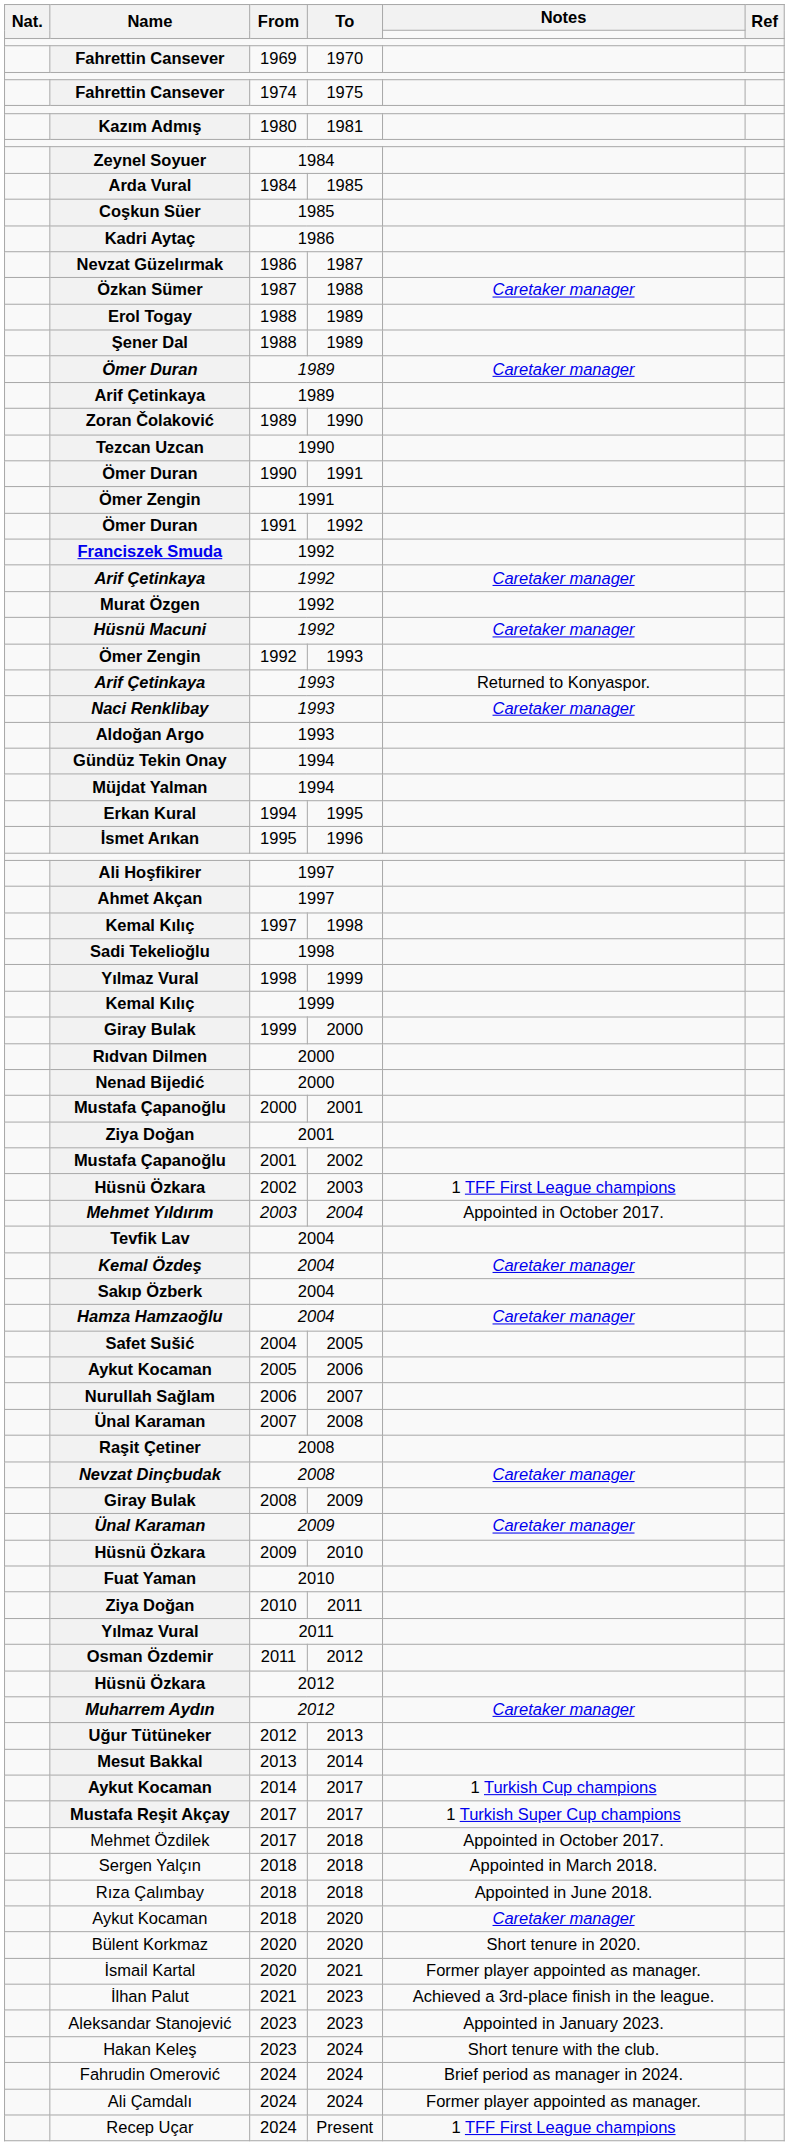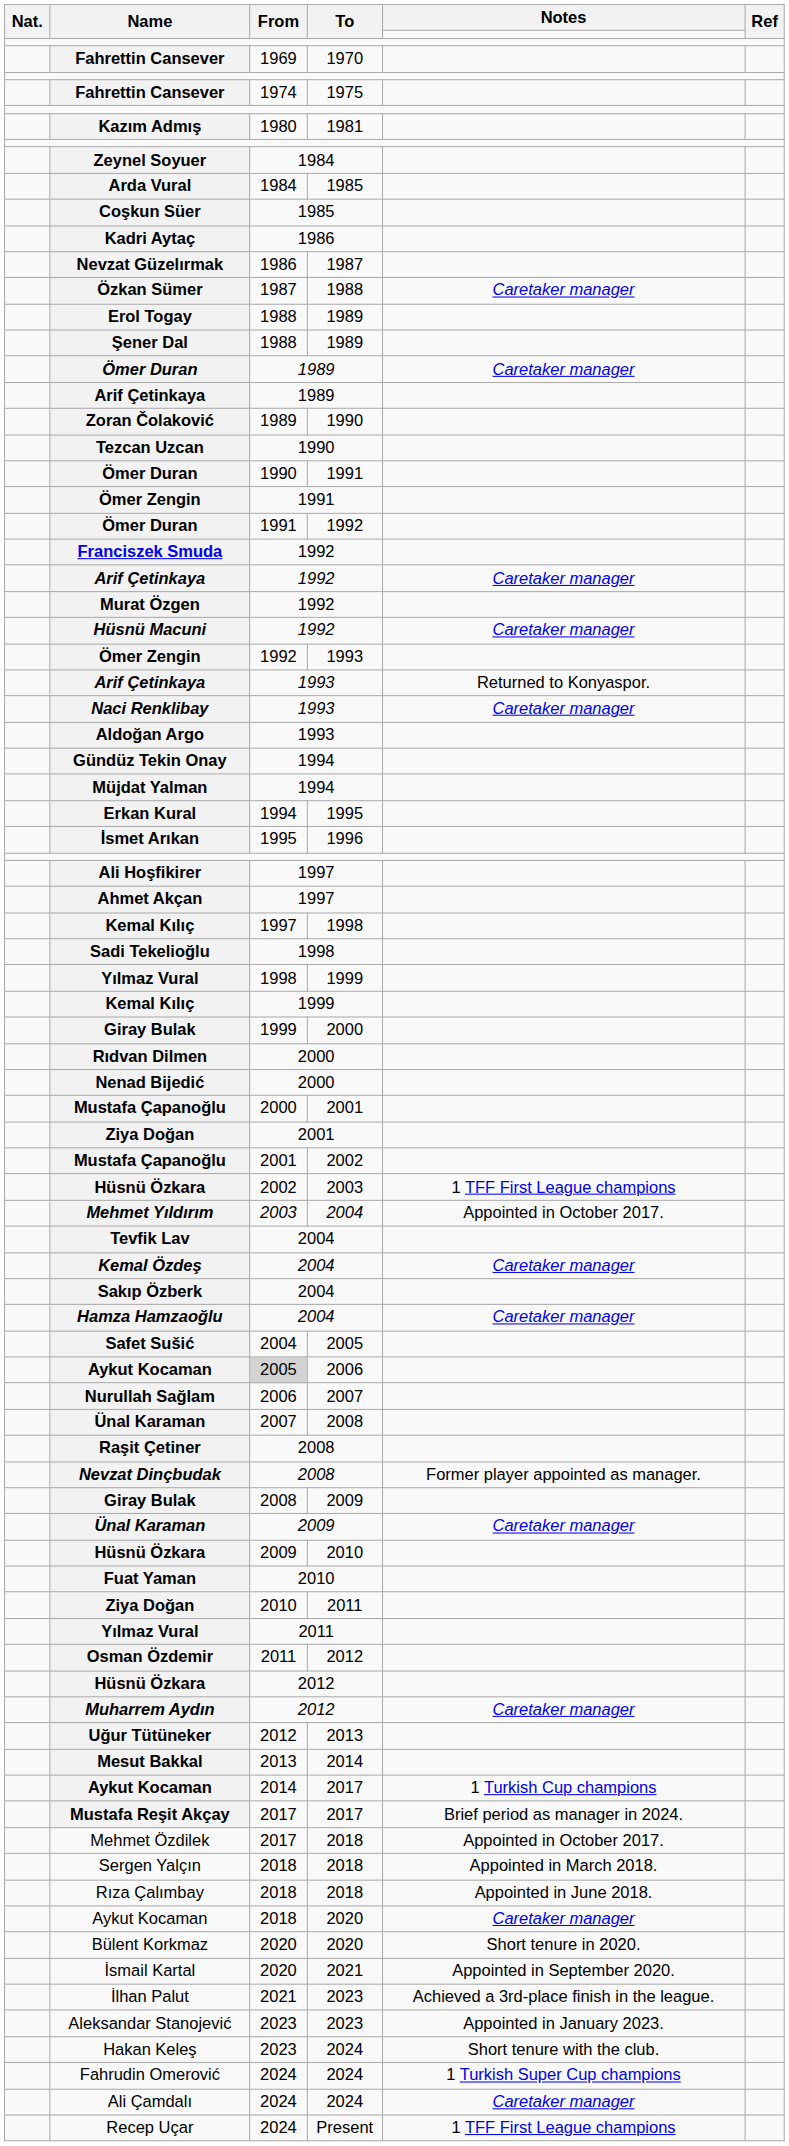(278, 1369) no background -> (278, 1369) lightgrey background
(564, 1474) Caretaker manager -> (564, 1474) Former player appointed as manager.
(564, 1814) 1 Turkish Super Cup champions -> (564, 1814) Brief period as manager in 2024.
(564, 1971) Former player appointed as manager. -> (564, 1971) Appointed in September 2020.
(564, 2075) Brief period as manager in 2024. -> (564, 2075) 1 Turkish Super Cup champions
(564, 2101) Former player appointed as manager. -> (564, 2101) Caretaker manager
